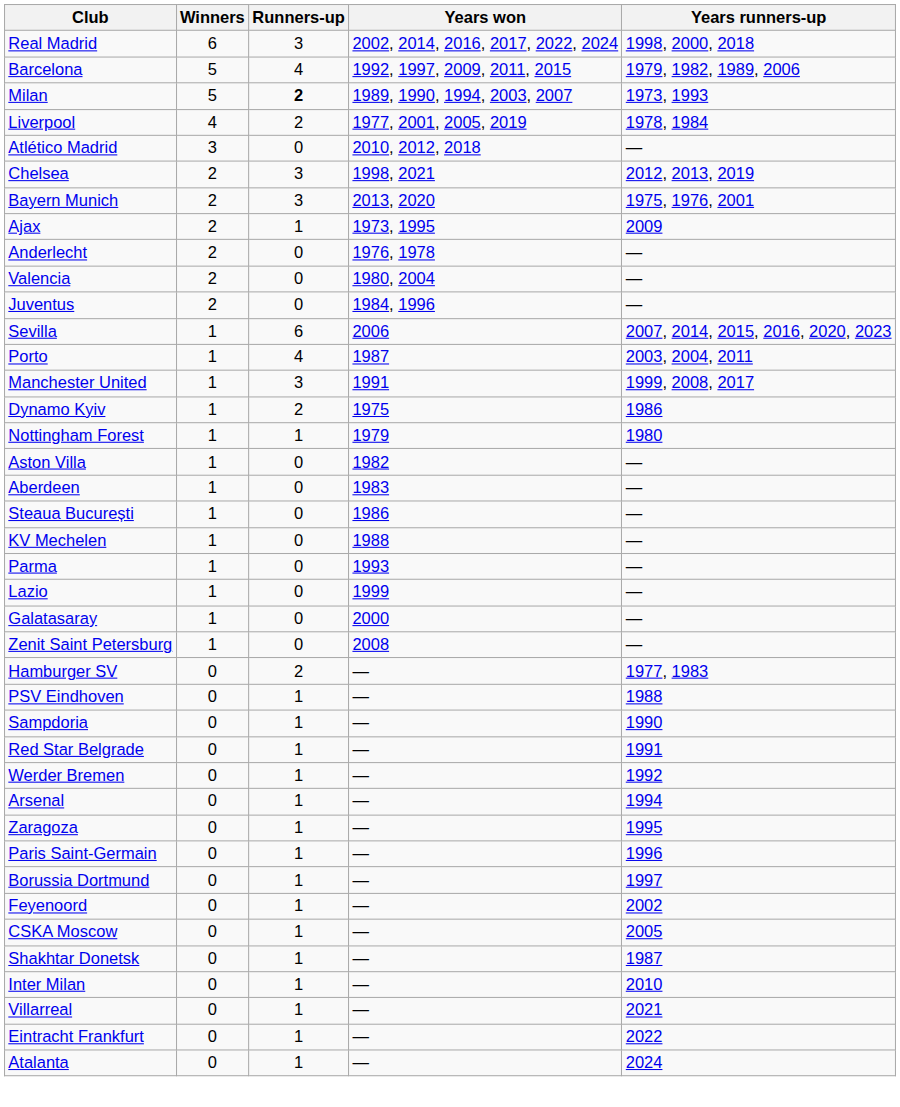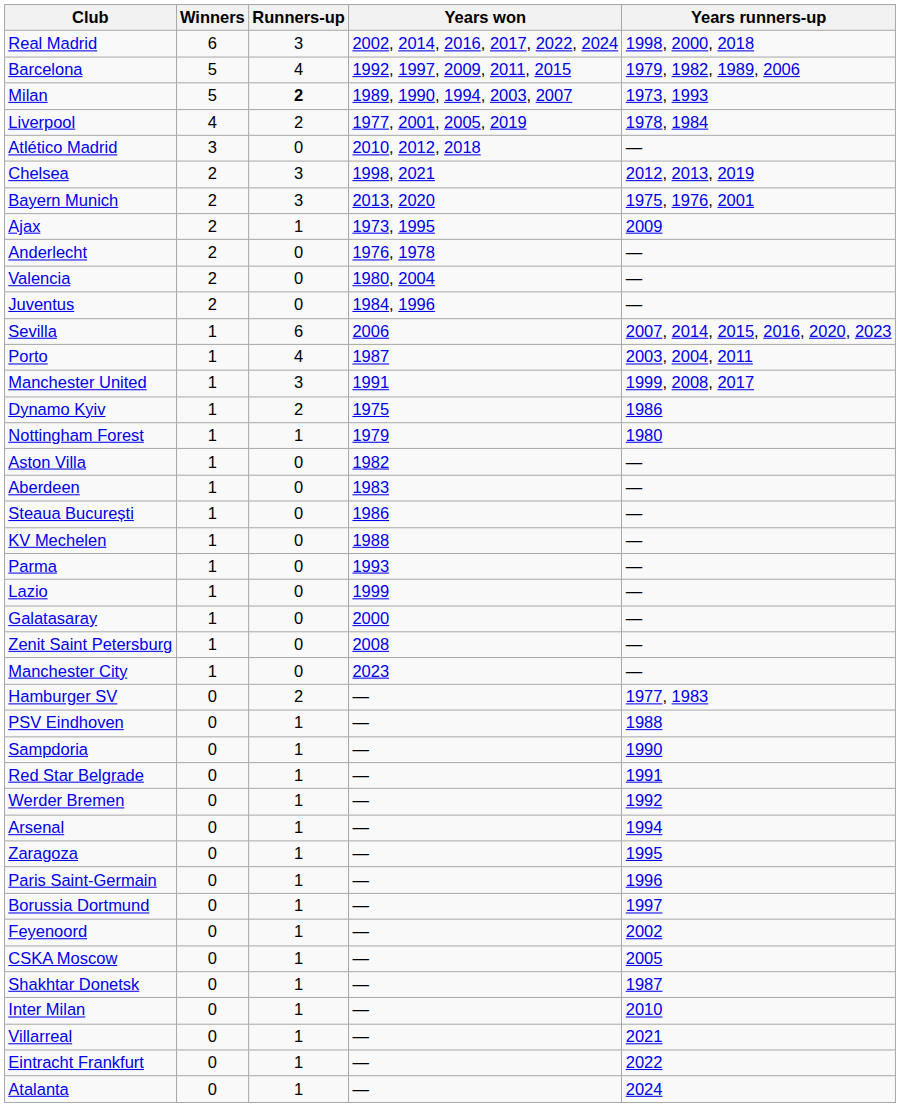+ row: (68, 670)
